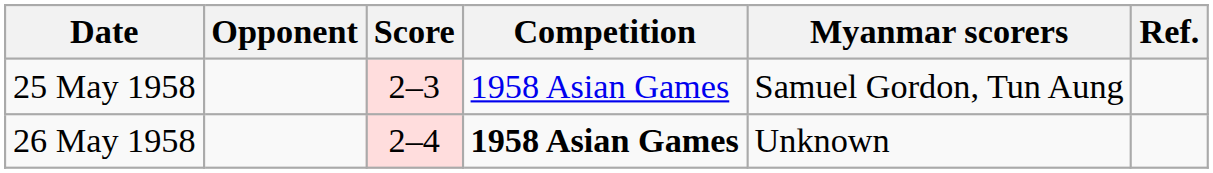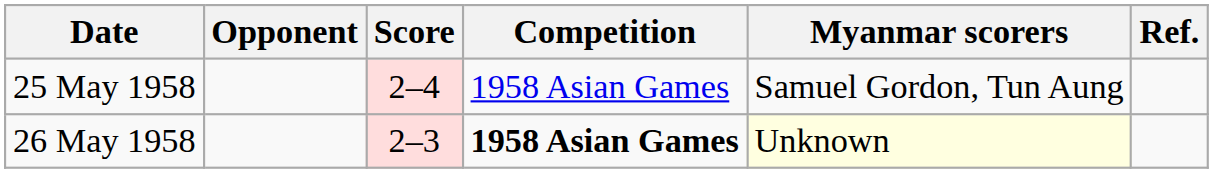(414, 85) 2–3 -> (414, 85) 2–4
(414, 140) 2–4 -> (414, 140) 2–3
(822, 140) no background -> (822, 140) lightyellow background
